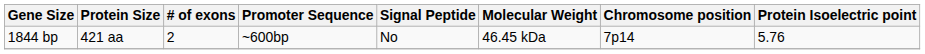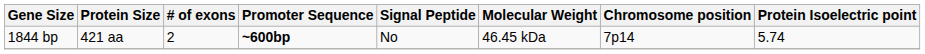(265, 37) normal -> (266, 37) bold
(771, 37) 5.76 -> (771, 37) 5.74
